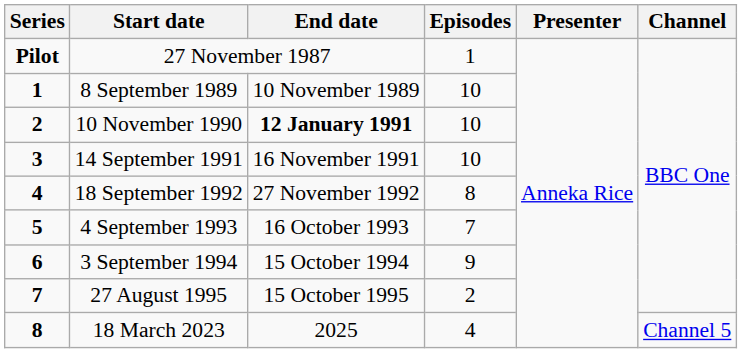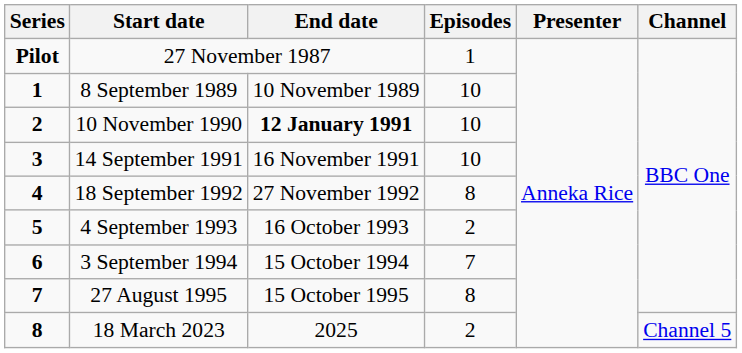(470, 227) 7 -> (470, 227) 2
(470, 261) 9 -> (470, 261) 7
(470, 295) 2 -> (470, 295) 8
(470, 329) 4 -> (470, 329) 2
